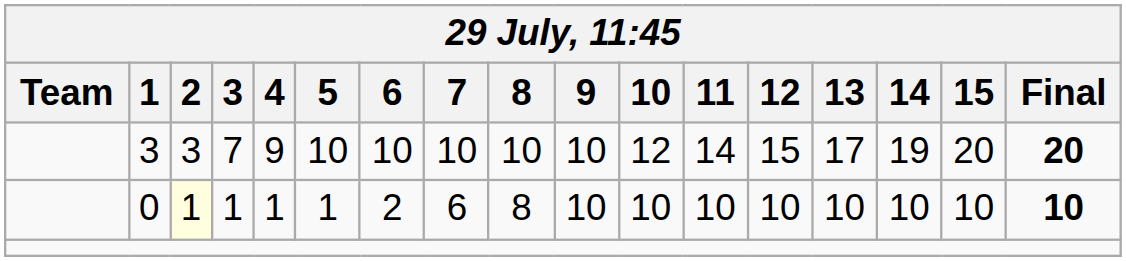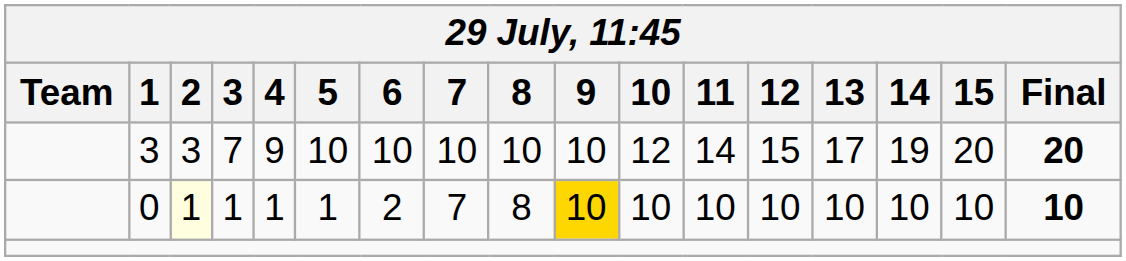(457, 208) 6 -> (457, 208) 7
(586, 208) no background -> (586, 208) gold background
